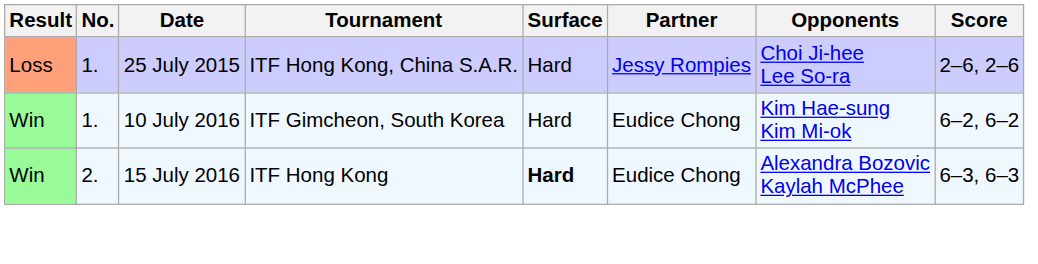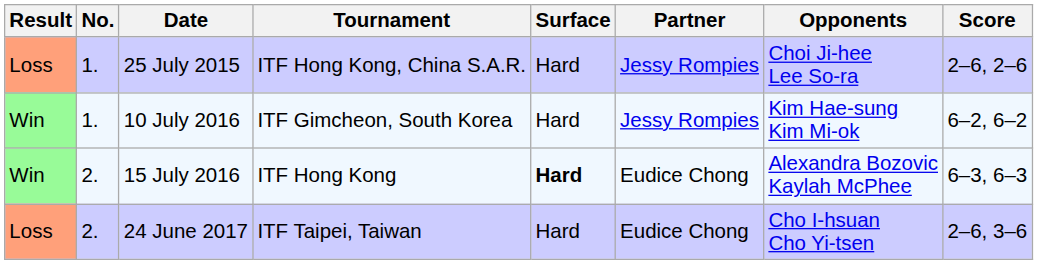(676, 120) Eudice Chong -> (690, 120) Jessy Rompies
+ row: (186, 231)
